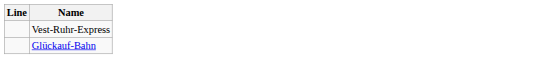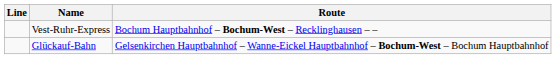+ column: (332, 12)
